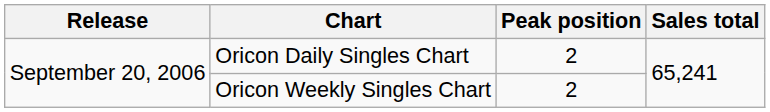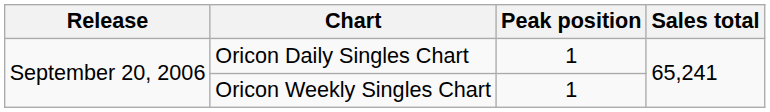(571, 55) 2 -> (571, 55) 1
(571, 90) 2 -> (571, 90) 1
